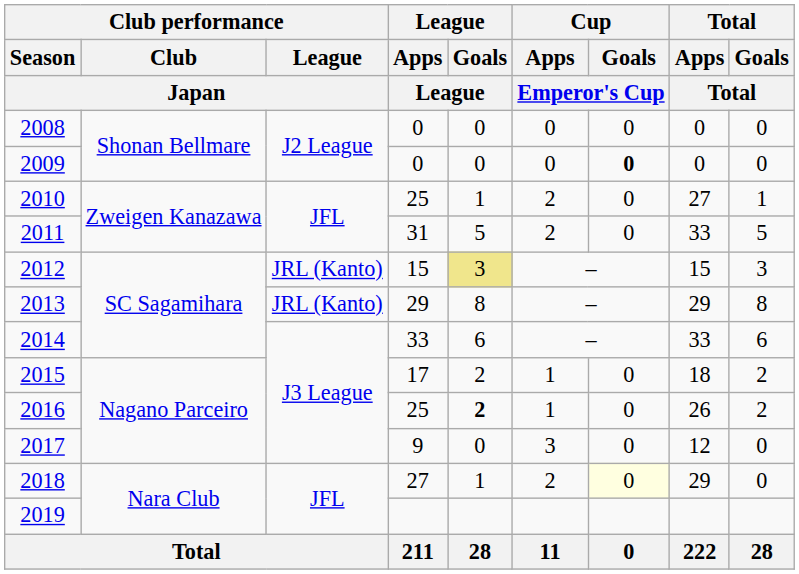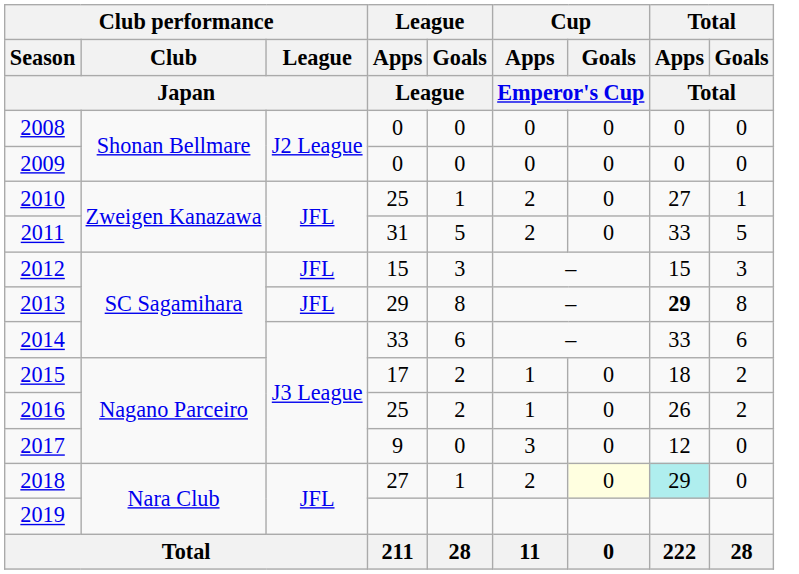(629, 163) bold -> (609, 163) normal
(327, 269) JRL (Kanto) -> (317, 269) JFL
(480, 269) khaki background -> (460, 269) no background
(327, 304) JRL (Kanto) -> (317, 304) JFL
(700, 304) normal -> (679, 304) bold
(480, 410) bold -> (460, 410) normal
(700, 480) no background -> (679, 480) paleturquoise background
